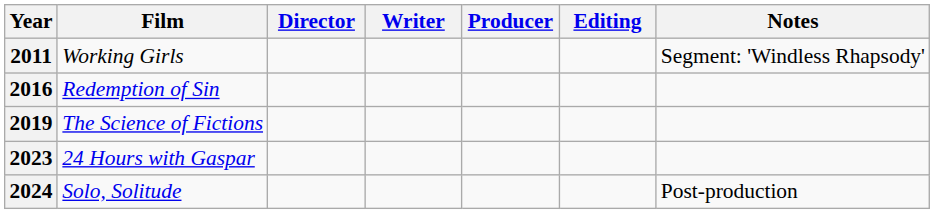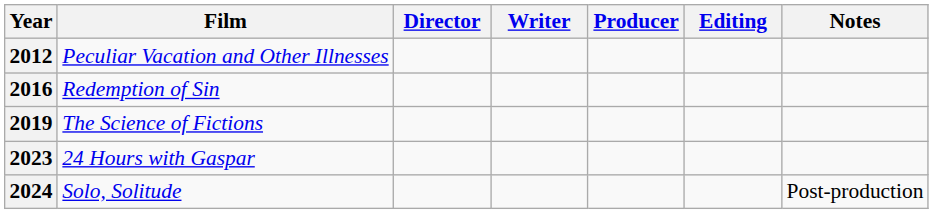- row: (31, 55)
+ row: (31, 55)
